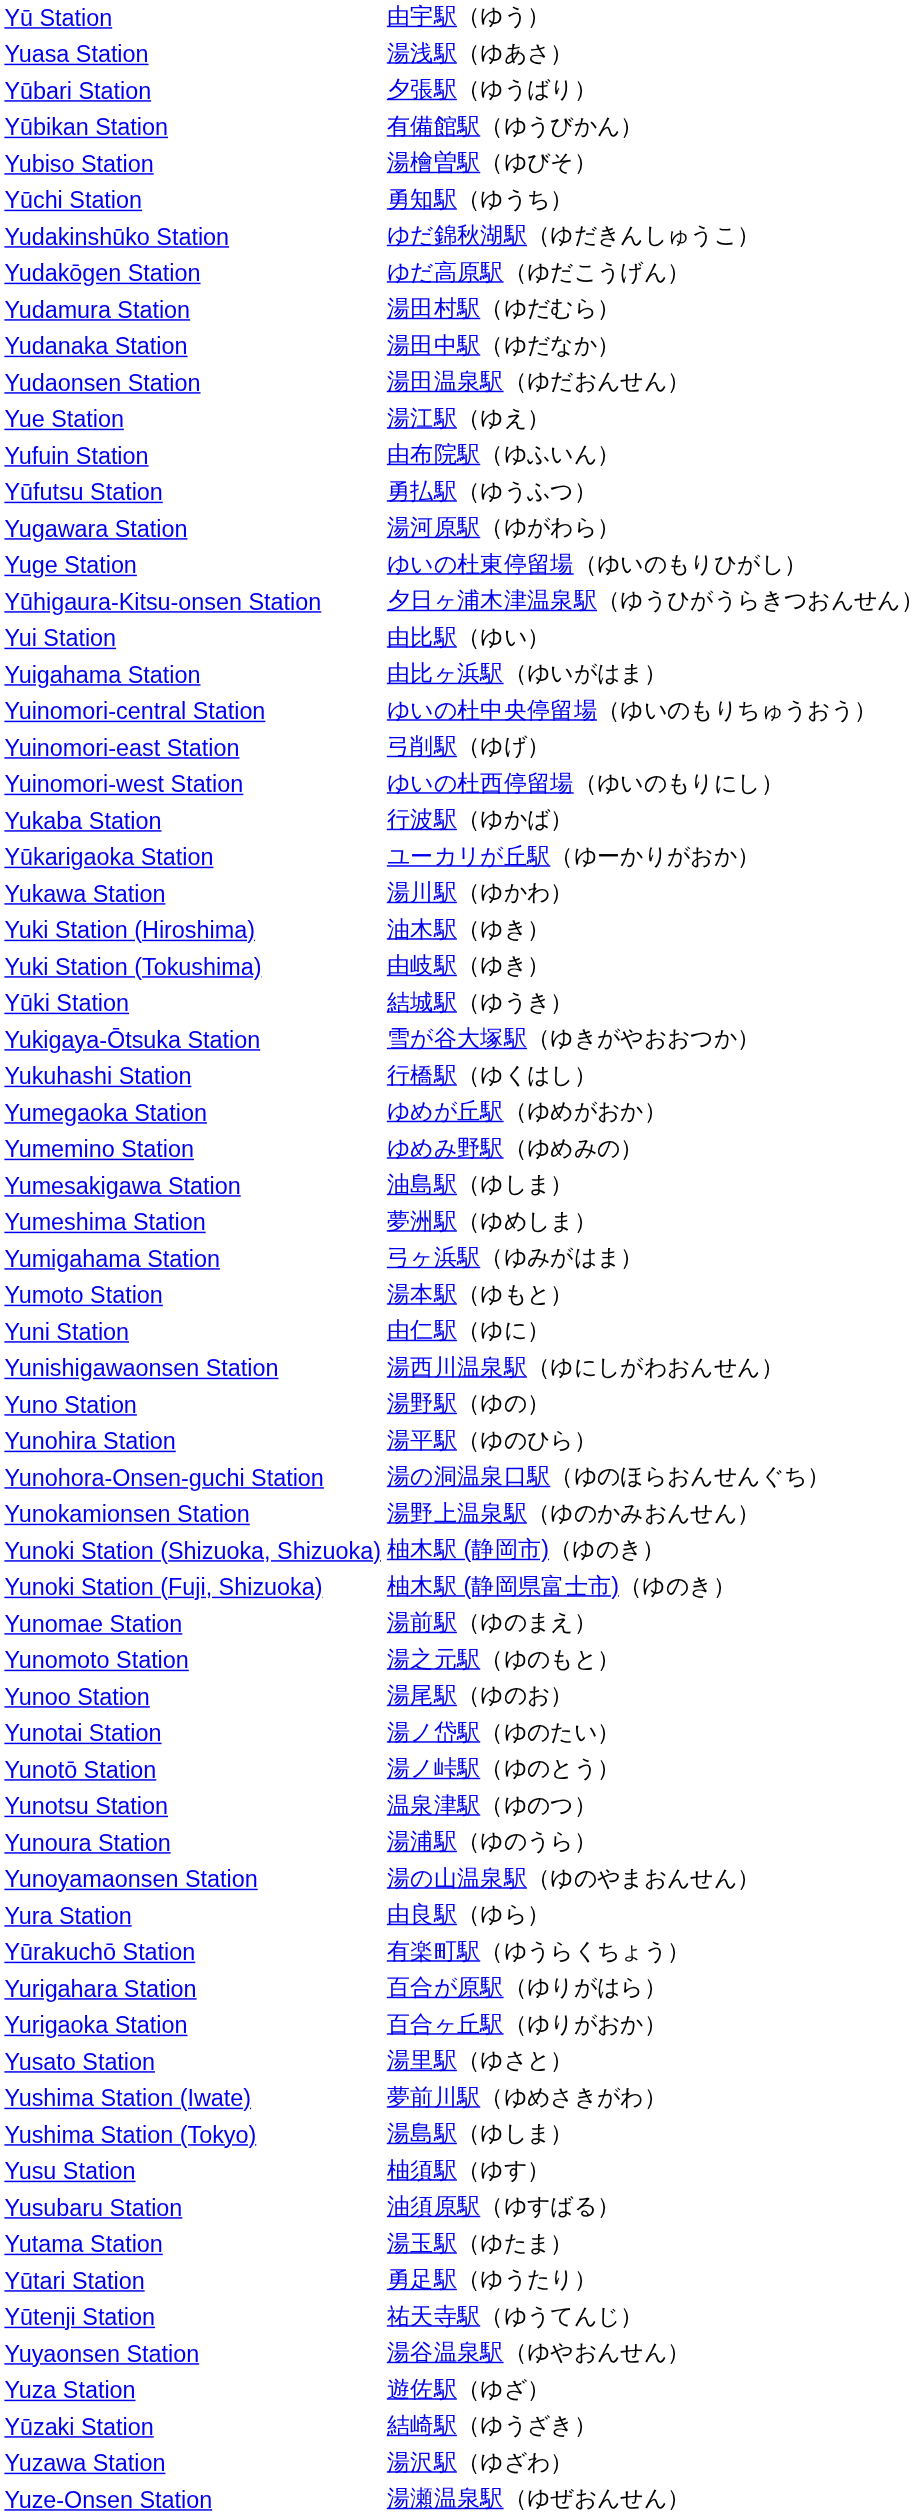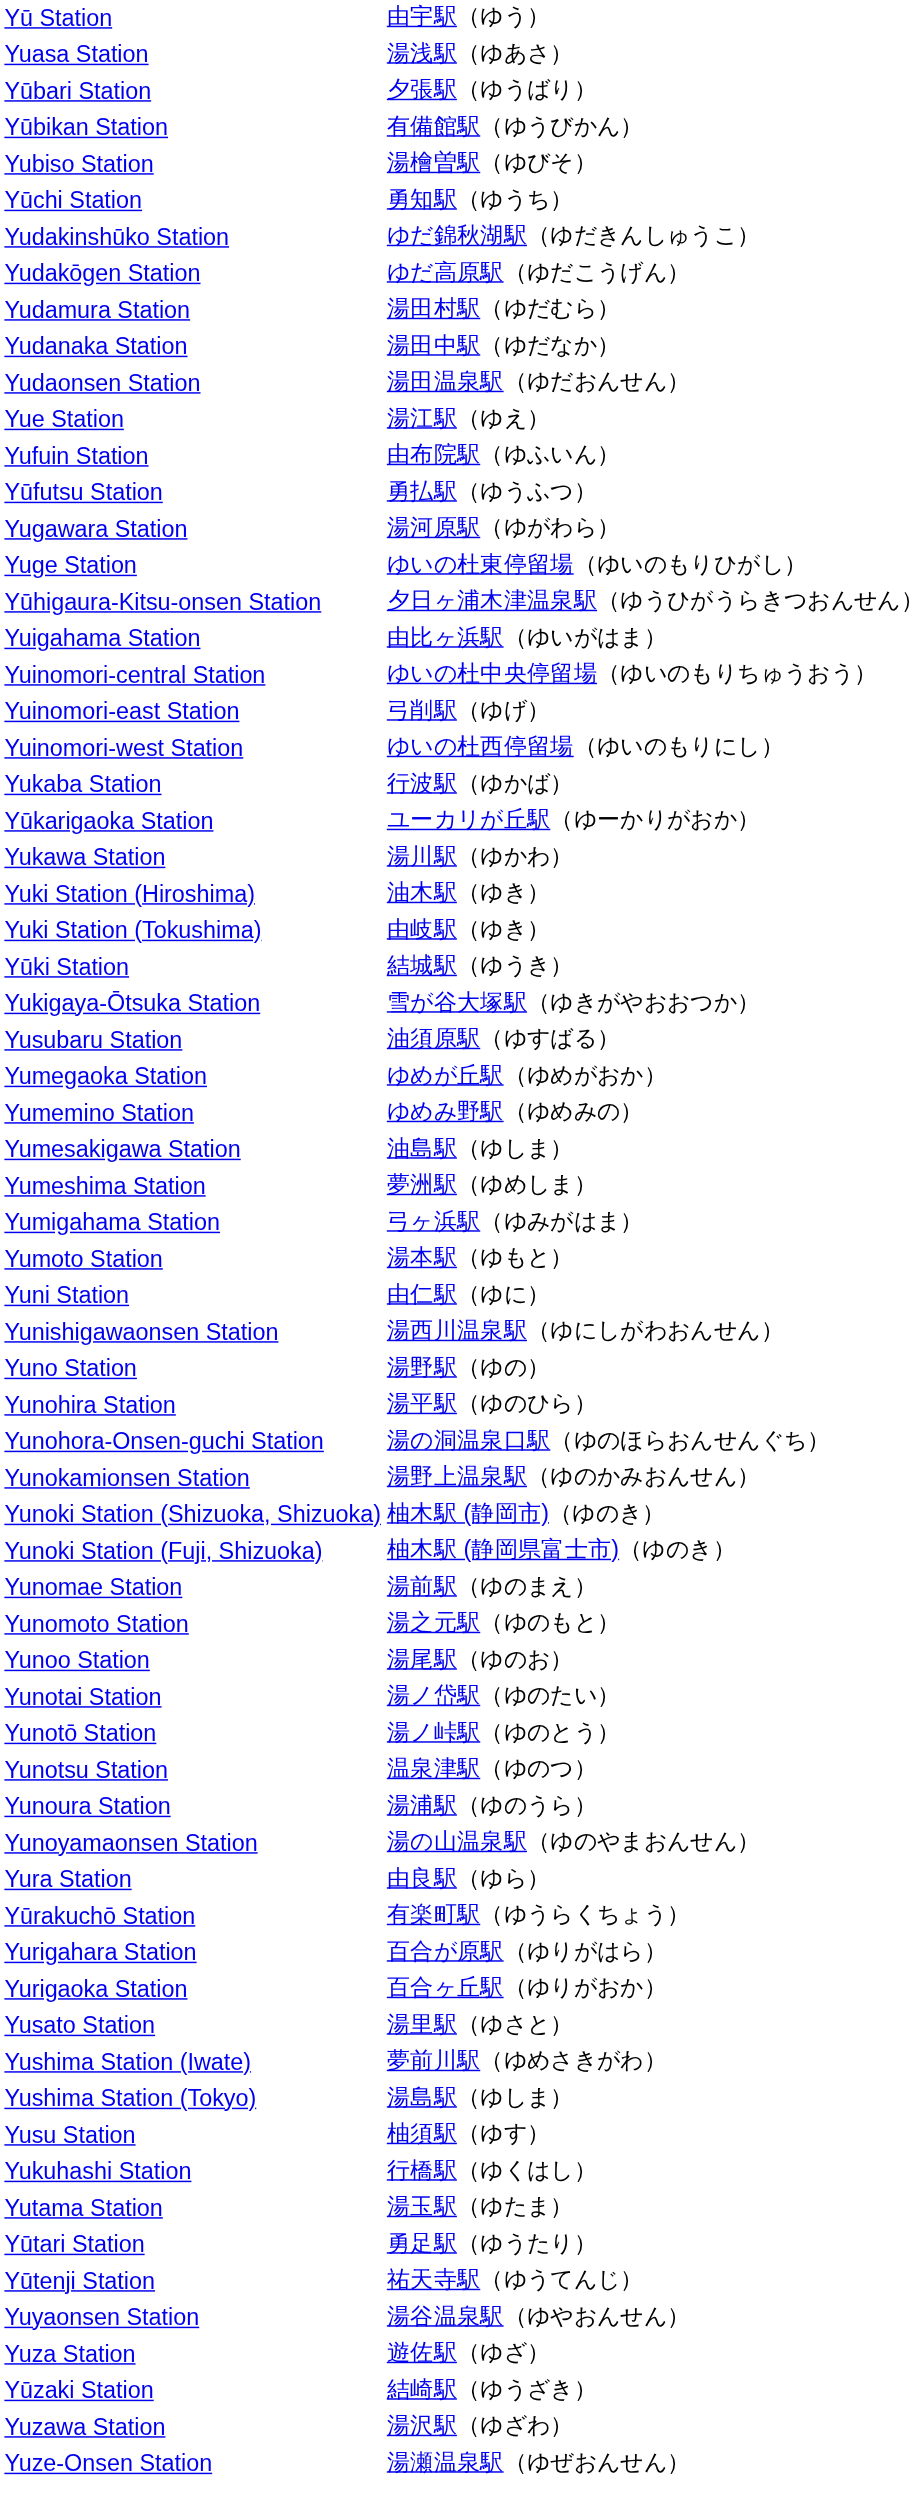- row: (60, 637)
rows swapped: (98, 1075) <-> (93, 2207)
